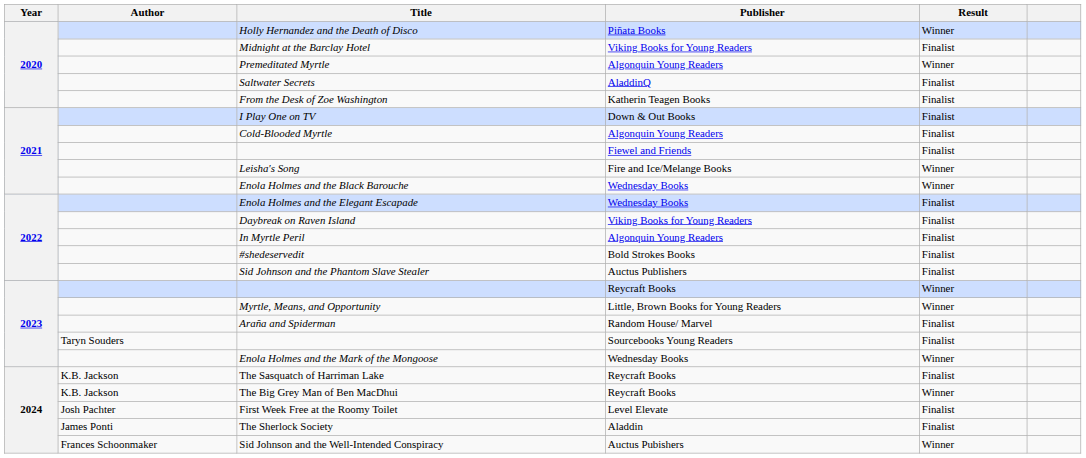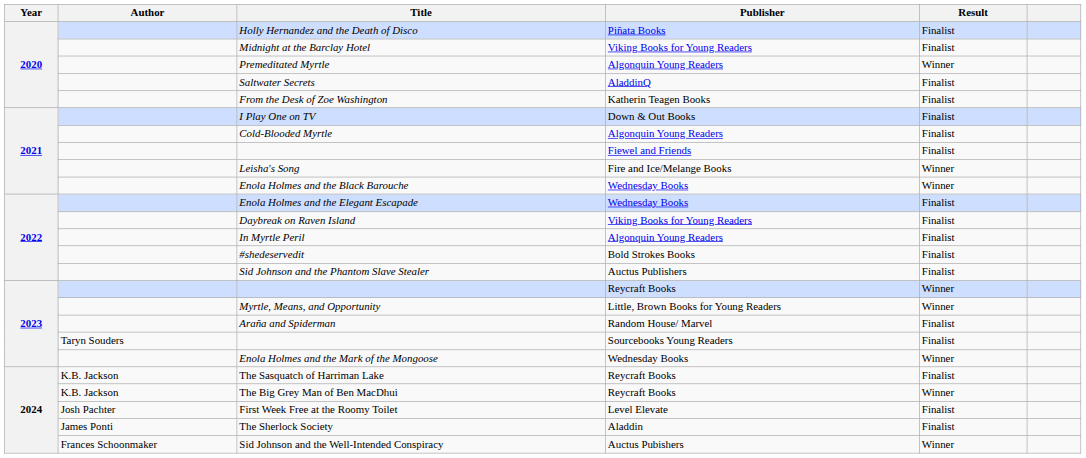(938, 30) Winner -> (938, 30) Finalist
